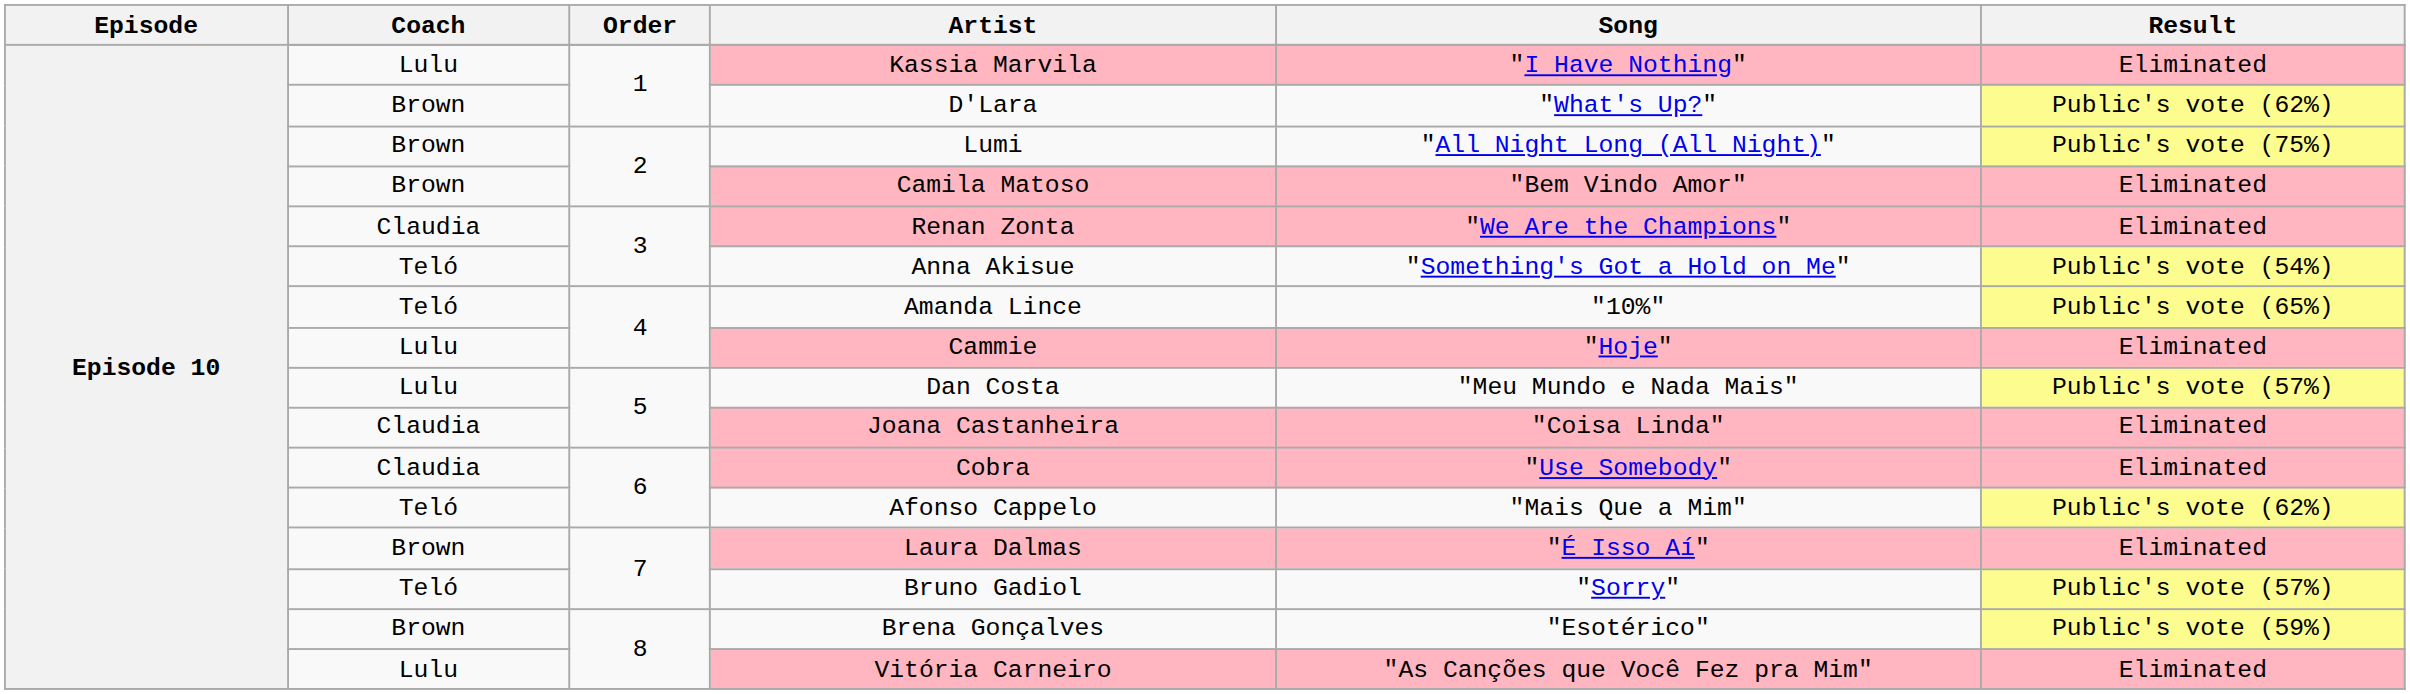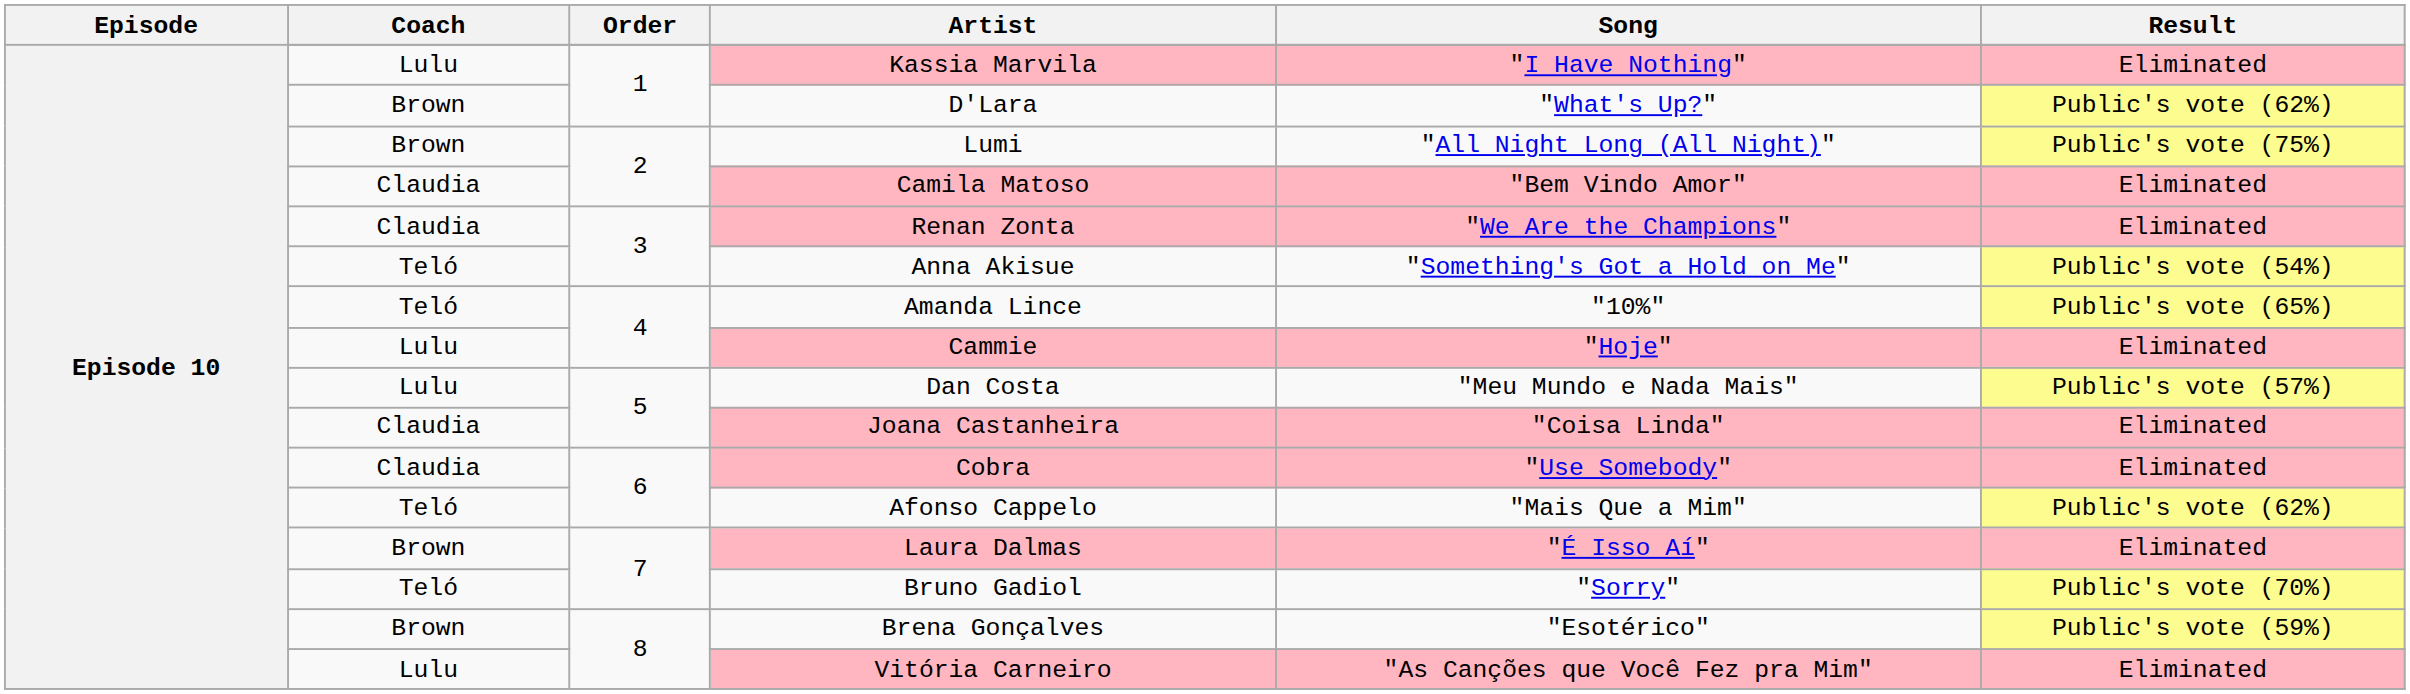(428, 186) Brown -> (428, 186) Claudia
(2193, 589) Public's vote (57%) -> (2193, 589) Public's vote (70%)
